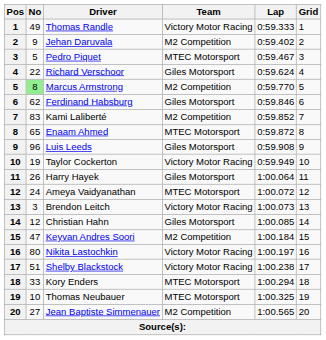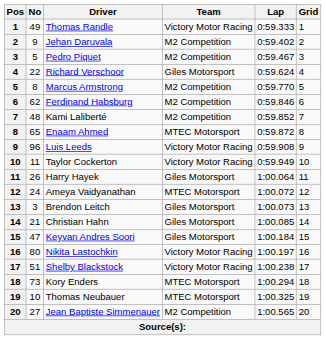(202, 56) MTEC Motorsport -> (198, 56) M2 Competition
(35, 86) lightgreen background -> (35, 86) no background
(199, 101) Giles Motorsport -> (198, 101) M2 Competition
(35, 116) 83 -> (35, 116) 48
(199, 147) Giles Motorsport -> (209, 147) Victory Motor Racing
(35, 162) 19 -> (35, 162) 11
(209, 207) Victory Motor Racing -> (199, 207) Giles Motorsport
(35, 222) 12 -> (35, 222) 21
(198, 237) M2 Competition -> (199, 237) Giles Motorsport
(35, 282) 33 -> (35, 282) 73
